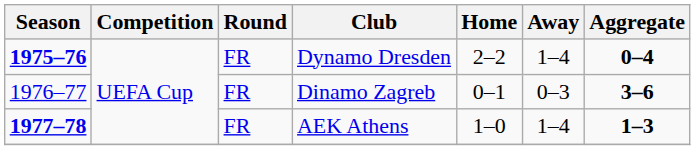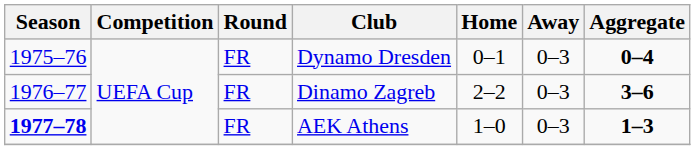(48, 56) bold -> (48, 56) normal
(489, 56) 2–2 -> (489, 56) 0–1
(553, 56) 1–4 -> (553, 56) 0–3
(489, 91) 0–1 -> (489, 91) 2–2
(553, 126) 1–4 -> (553, 126) 0–3
